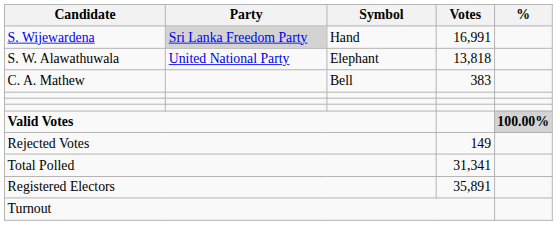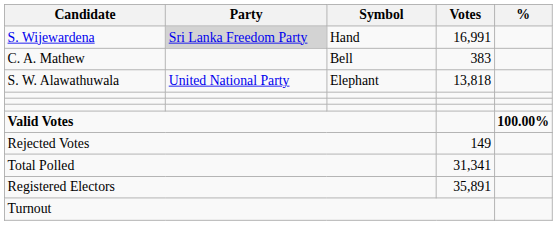rows swapped: (63, 59) <-> (46, 80)
(523, 121) lightgrey background -> (523, 121) no background
